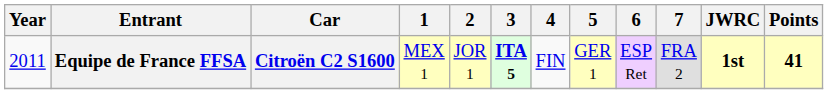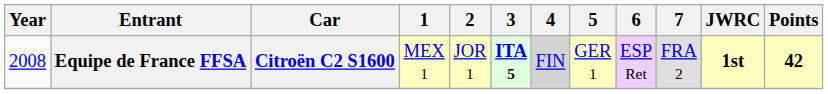(28, 61) 2011 -> (28, 61) 2008
(551, 61) no background -> (551, 61) lightgrey background
(794, 61) 41 -> (794, 61) 42
